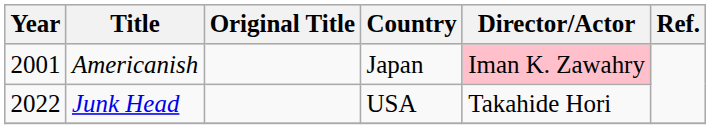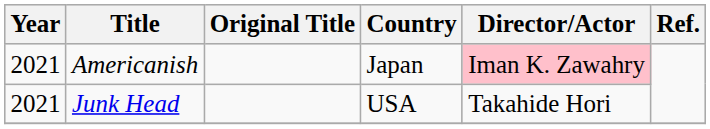(35, 63) 2001 -> (35, 63) 2021
(35, 103) 2022 -> (35, 103) 2021
